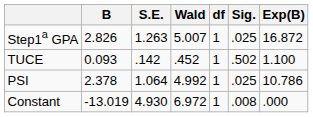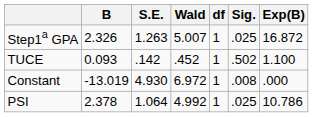(101, 37) 2.826 -> (101, 37) 2.326
rows swapped: (18, 80) <-> (34, 101)
